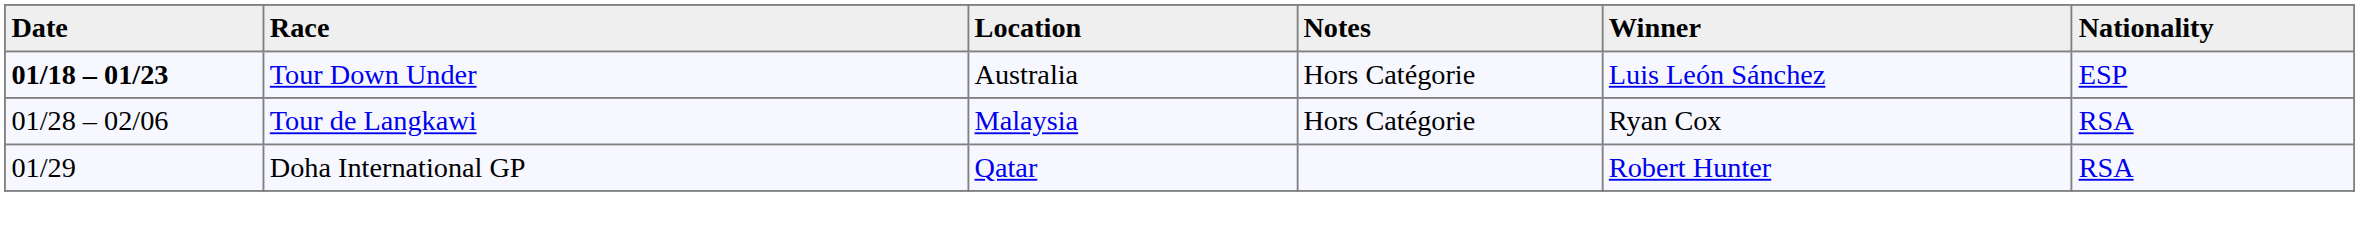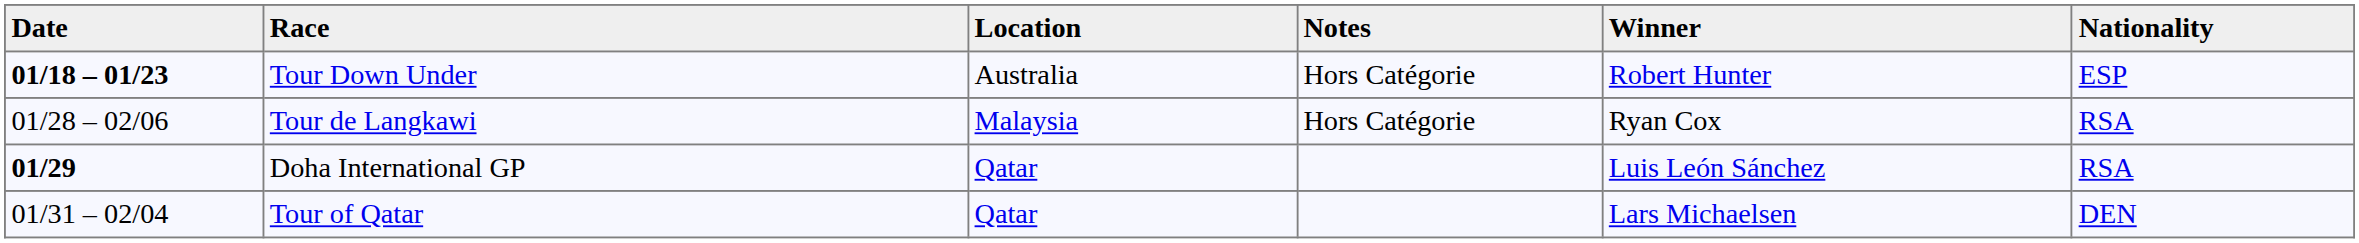(1717, 74) Luis León Sánchez -> (1690, 74) Robert Hunter
(44, 167) normal -> (44, 167) bold
(1690, 167) Robert Hunter -> (1717, 167) Luis León Sánchez
+ row: (347, 213)
